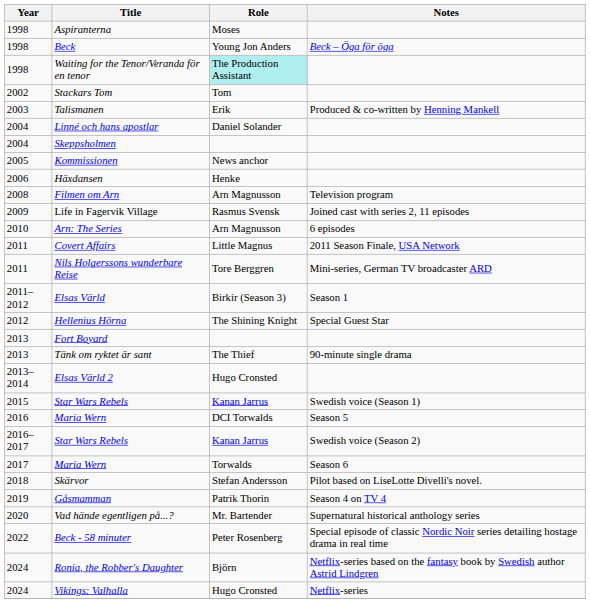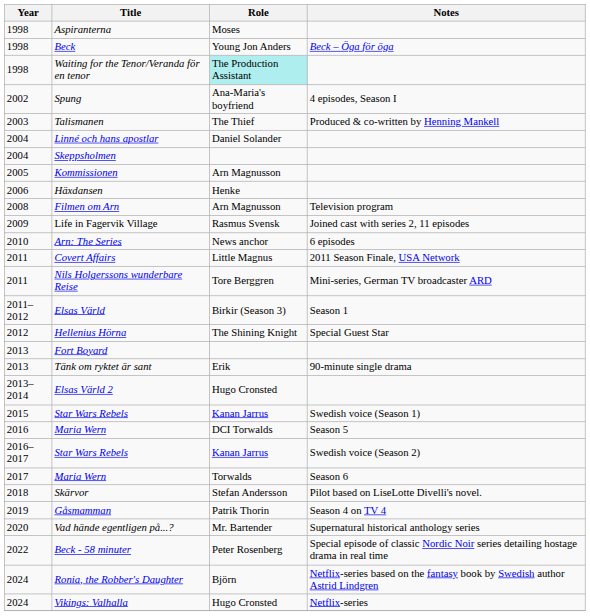+ row: (68, 99)
- row: (83, 93)
(221, 110) Erik -> (233, 122) The Thief
(240, 161) News anchor -> (246, 173) Arn Magnusson
(246, 229) Arn Magnusson -> (240, 241) News anchor
(233, 355) The Thief -> (221, 367) Erik
